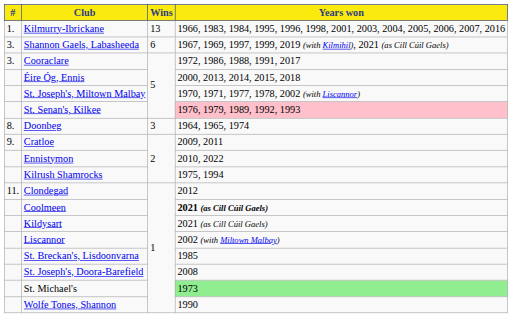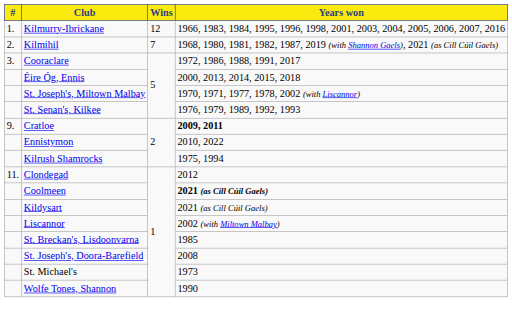(155, 28) 13 -> (155, 28) 12
+ row: (41, 45)
- row: (81, 45)
(239, 110) pink background -> (239, 110) no background
- row: (43, 126)
(200, 142) normal -> (200, 126) bold
(188, 288) lightgreen background -> (188, 272) no background
